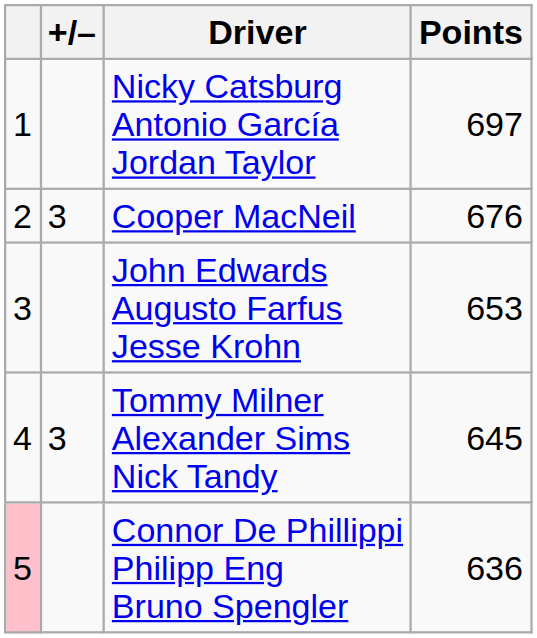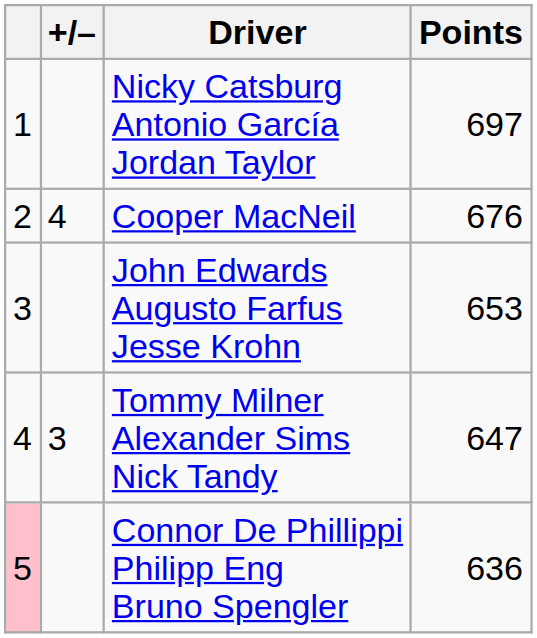(57, 216) 3 -> (57, 216) 4
(495, 438) 645 -> (495, 438) 647
